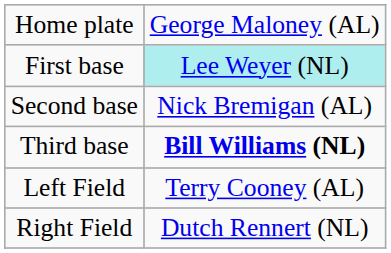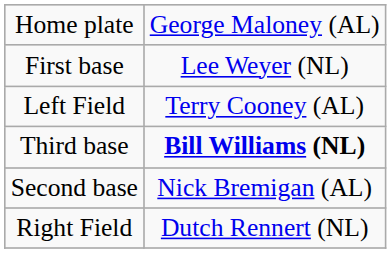(265, 65) paleturquoise background -> (265, 65) no background
rows swapped: (74, 106) <-> (74, 187)
